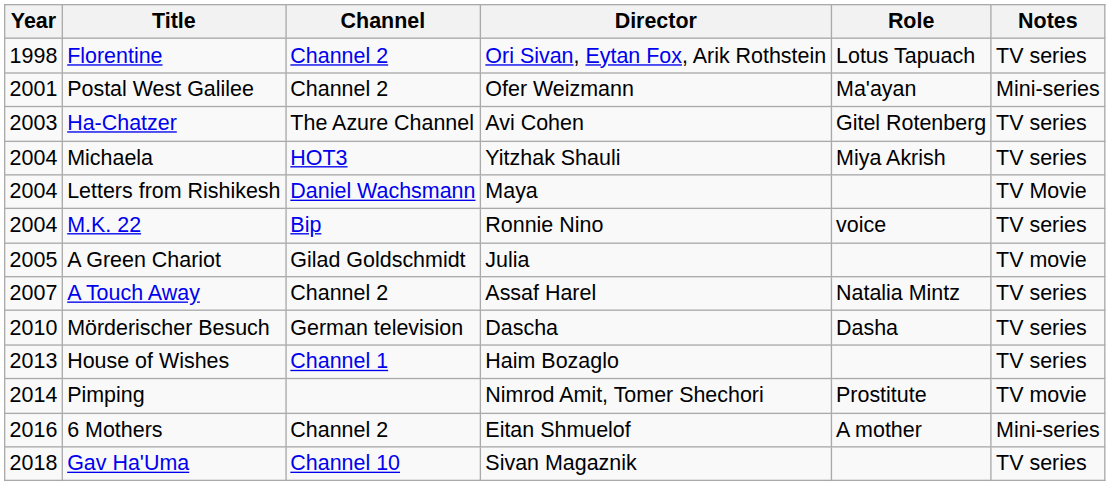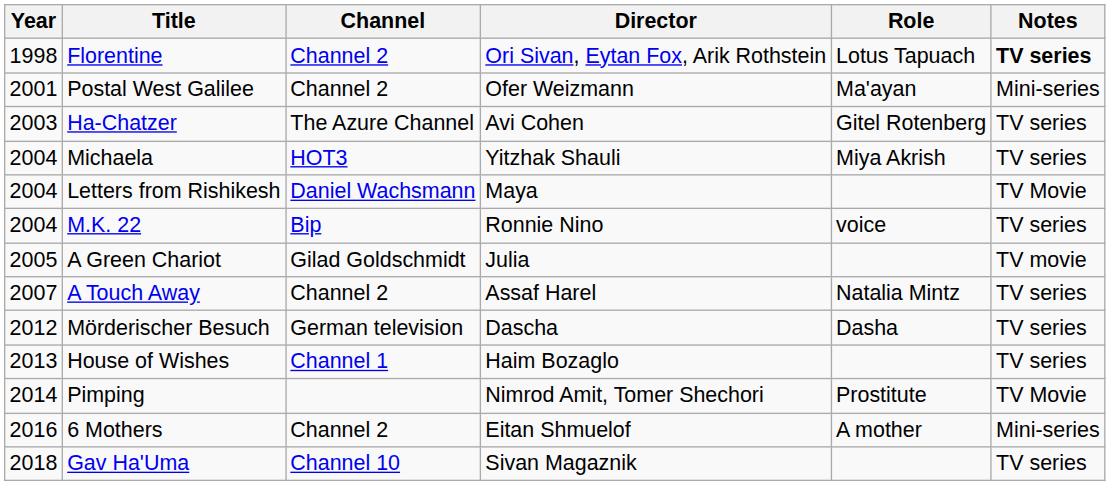(1041, 55) normal -> (1044, 55) bold
(33, 327) 2010 -> (33, 327) 2012
(1041, 395) TV movie -> (1041, 395) TV Movie
